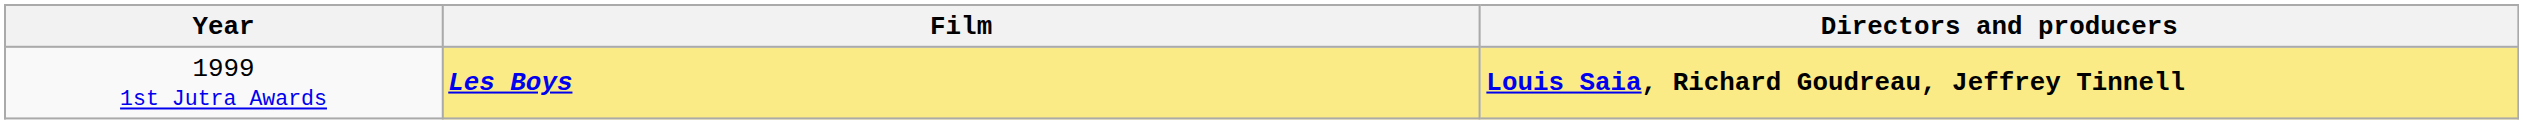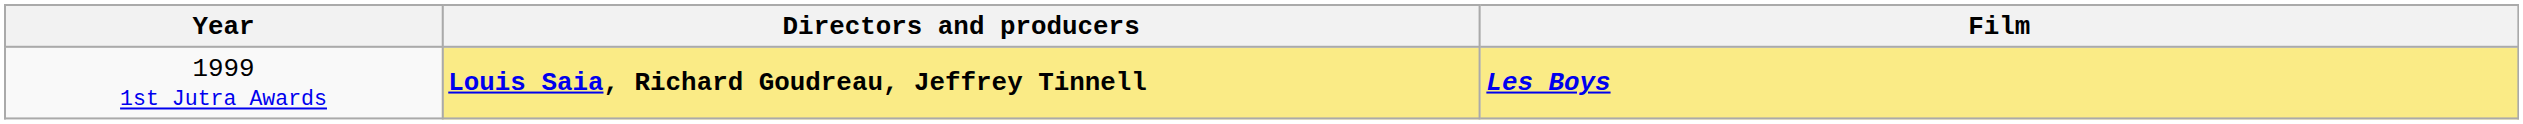columns swapped: (961, 26) <-> (1999, 26)
